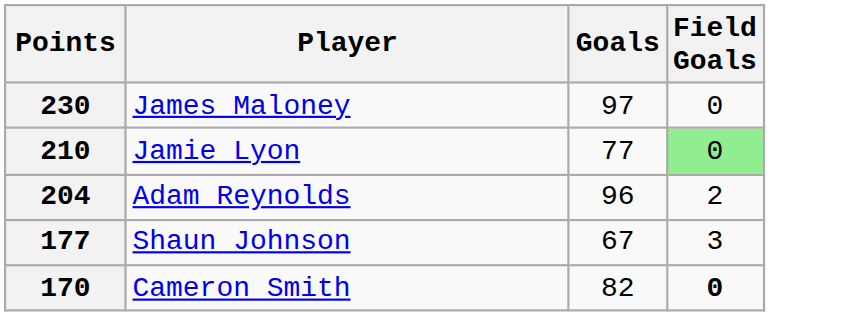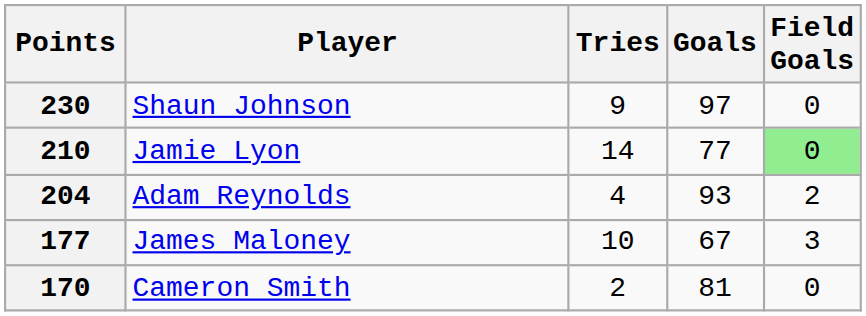+ column: (618, 44)
(242, 106) James Maloney -> (242, 106) Shaun Johnson
(618, 197) 96 -> (715, 197) 93
(242, 242) Shaun Johnson -> (242, 242) James Maloney
(618, 288) 82 -> (715, 288) 81
(715, 288) bold -> (812, 288) normal
